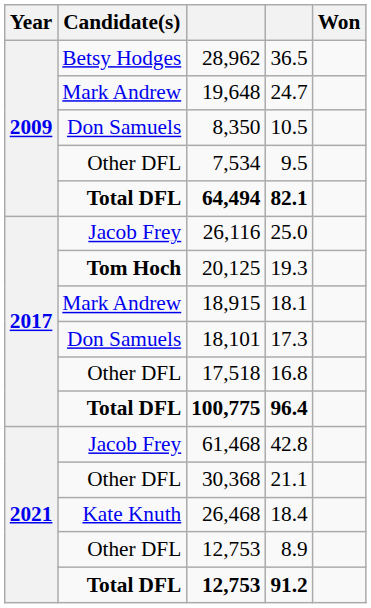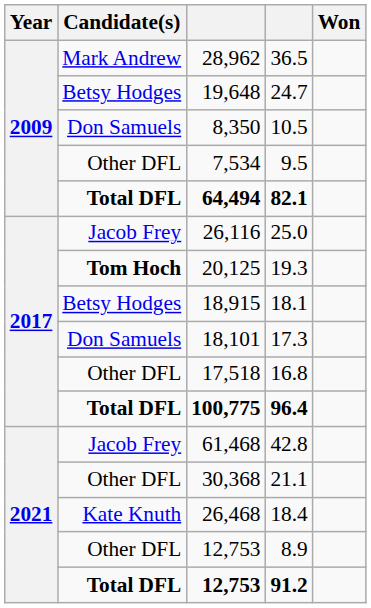(122, 57) Betsy Hodges -> (122, 57) Mark Andrew
(122, 92) Mark Andrew -> (122, 92) Betsy Hodges
(122, 303) Mark Andrew -> (122, 303) Betsy Hodges
